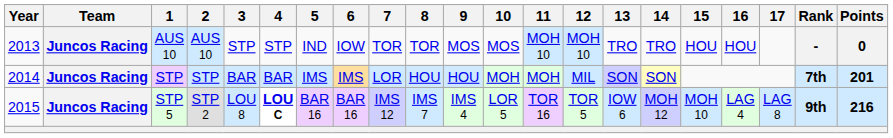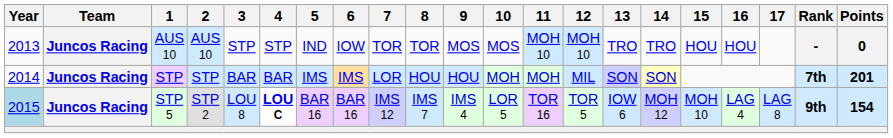(24, 107) no background -> (24, 107) lightblue background
(862, 107) 216 -> (862, 107) 154
